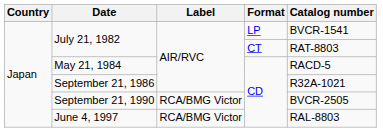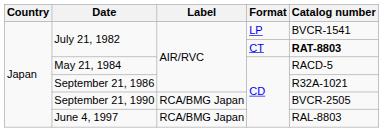(314, 48) normal -> (316, 48) bold
(201, 100) RCA/BMG Victor -> (202, 100) RCA/BMG Japan
(201, 118) RCA/BMG Victor -> (202, 118) RCA/BMG Japan
